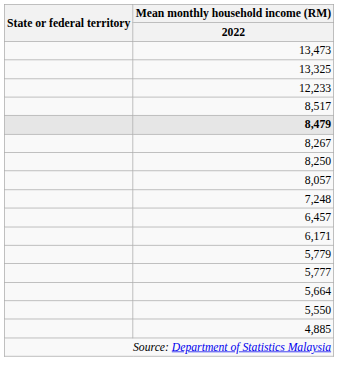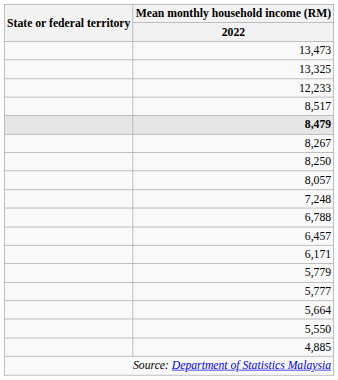+ row: (318, 217)
